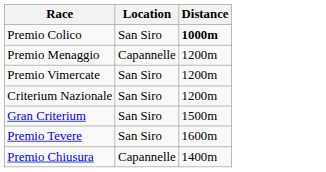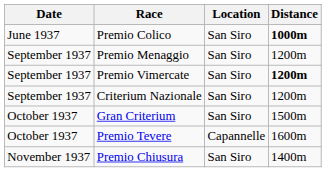+ column: (49, 14)
(147, 55) Capannelle -> (229, 55) San Siro
(199, 75) normal -> (289, 75) bold
(140, 136) San Siro -> (236, 136) Capannelle
(147, 156) Capannelle -> (229, 156) San Siro
